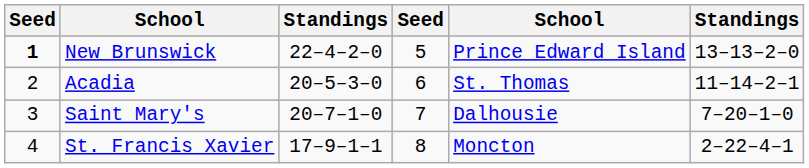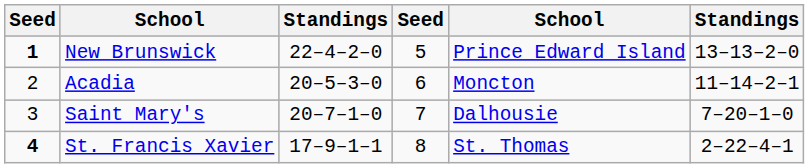(511, 84) St. Thomas -> (494, 84) Moncton
(33, 147) normal -> (33, 147) bold
(494, 147) Moncton -> (511, 147) St. Thomas
